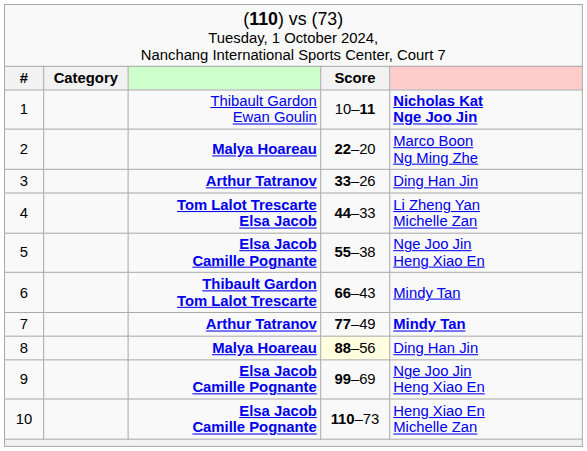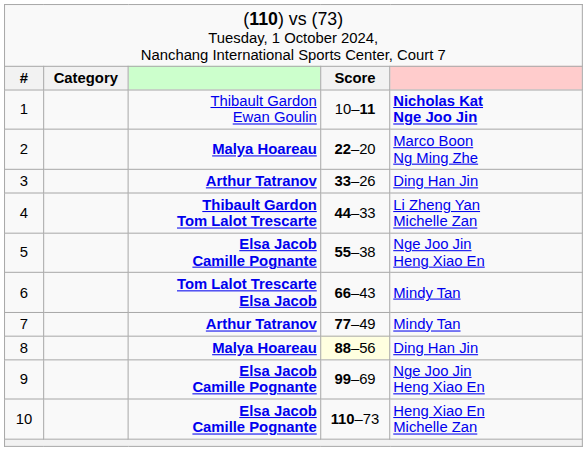(247, 213) Tom Lalot Trescarte Elsa Jacob -> (247, 213) Thibault Gardon Tom Lalot Trescarte
(247, 293) Thibault Gardon Tom Lalot Trescarte -> (247, 293) Tom Lalot Trescarte Elsa Jacob
(429, 325) bold -> (427, 325) normal
